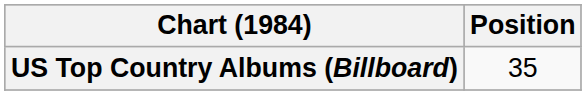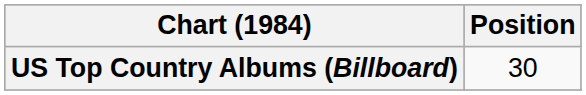(523, 68) 35 -> (523, 68) 30
